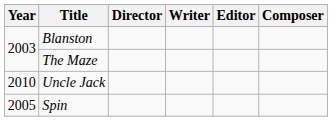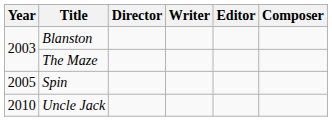rows swapped: (55, 104) <-> (74, 82)
